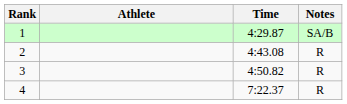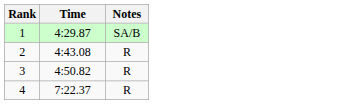- column: (136, 14)
